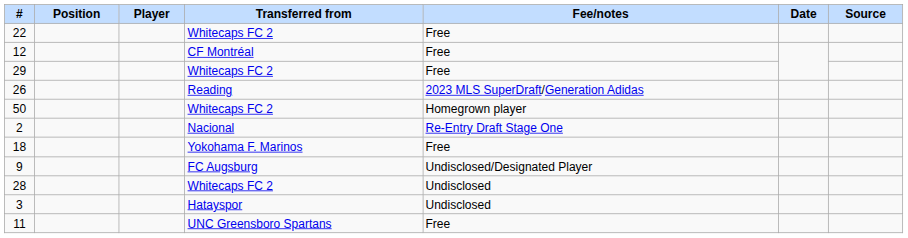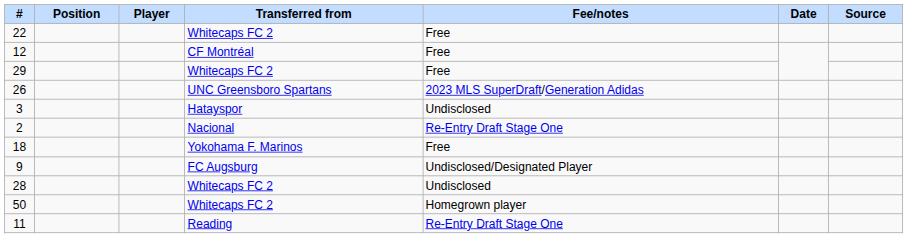(210, 90) Reading -> (260, 90) UNC Greensboro Spartans
rows swapped: (19, 109) <-> (19, 204)
(260, 223) UNC Greensboro Spartans -> (210, 223) Reading
(438, 223) Free -> (494, 223) Re-Entry Draft Stage One
